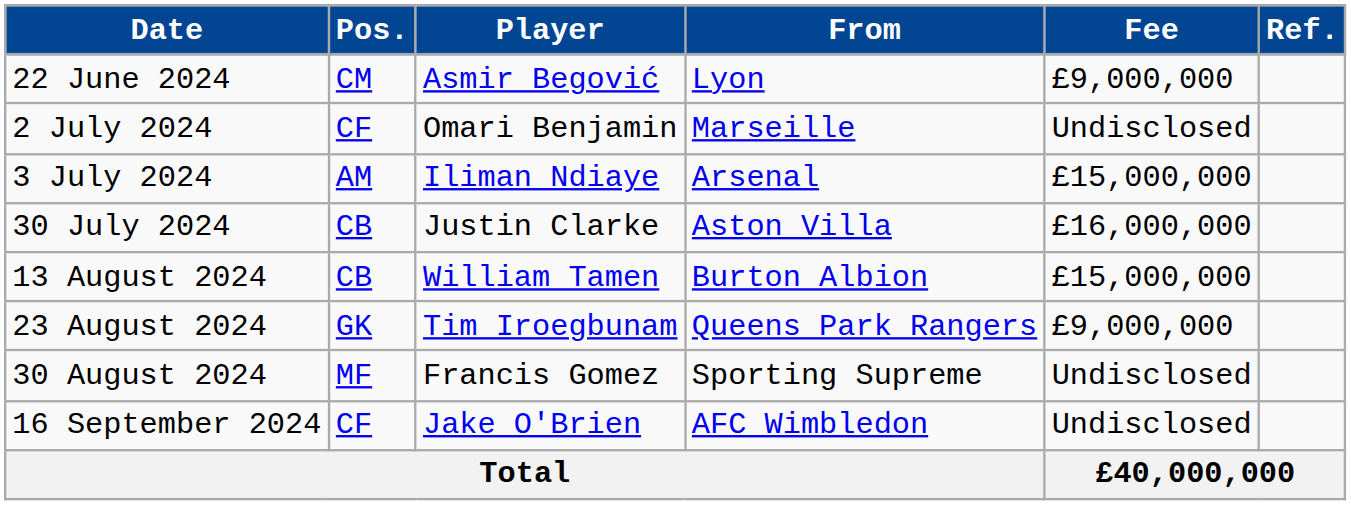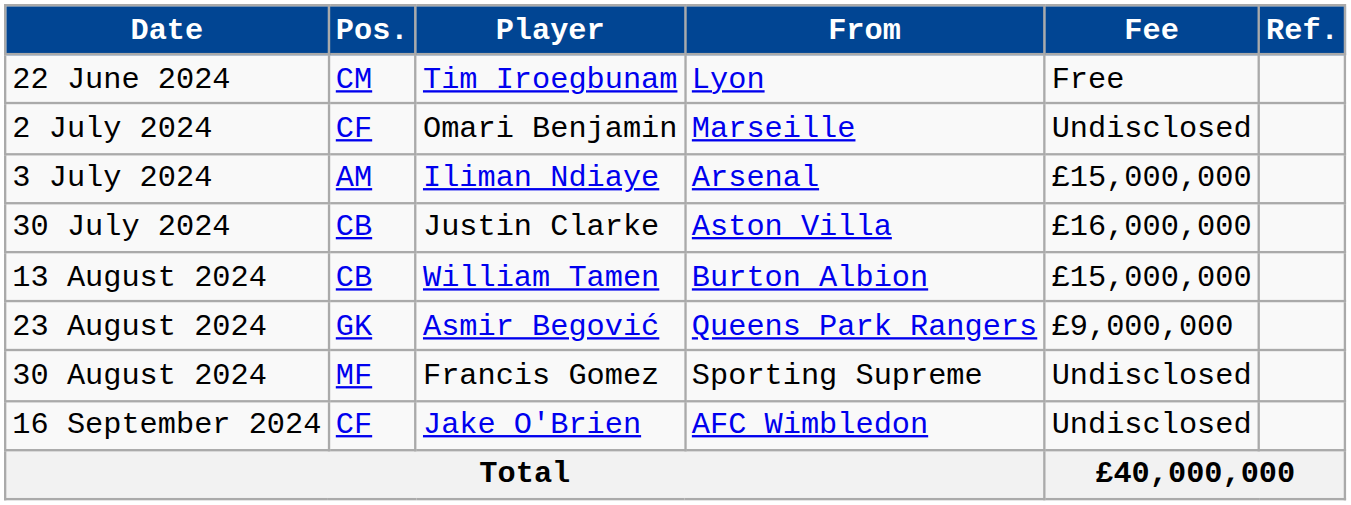(541, 79) Asmir Begović -> (550, 79) Tim Iroegbunam
(1143, 79) £9,000,000 -> (1088, 79) Free
(550, 326) Tim Iroegbunam -> (541, 326) Asmir Begović
